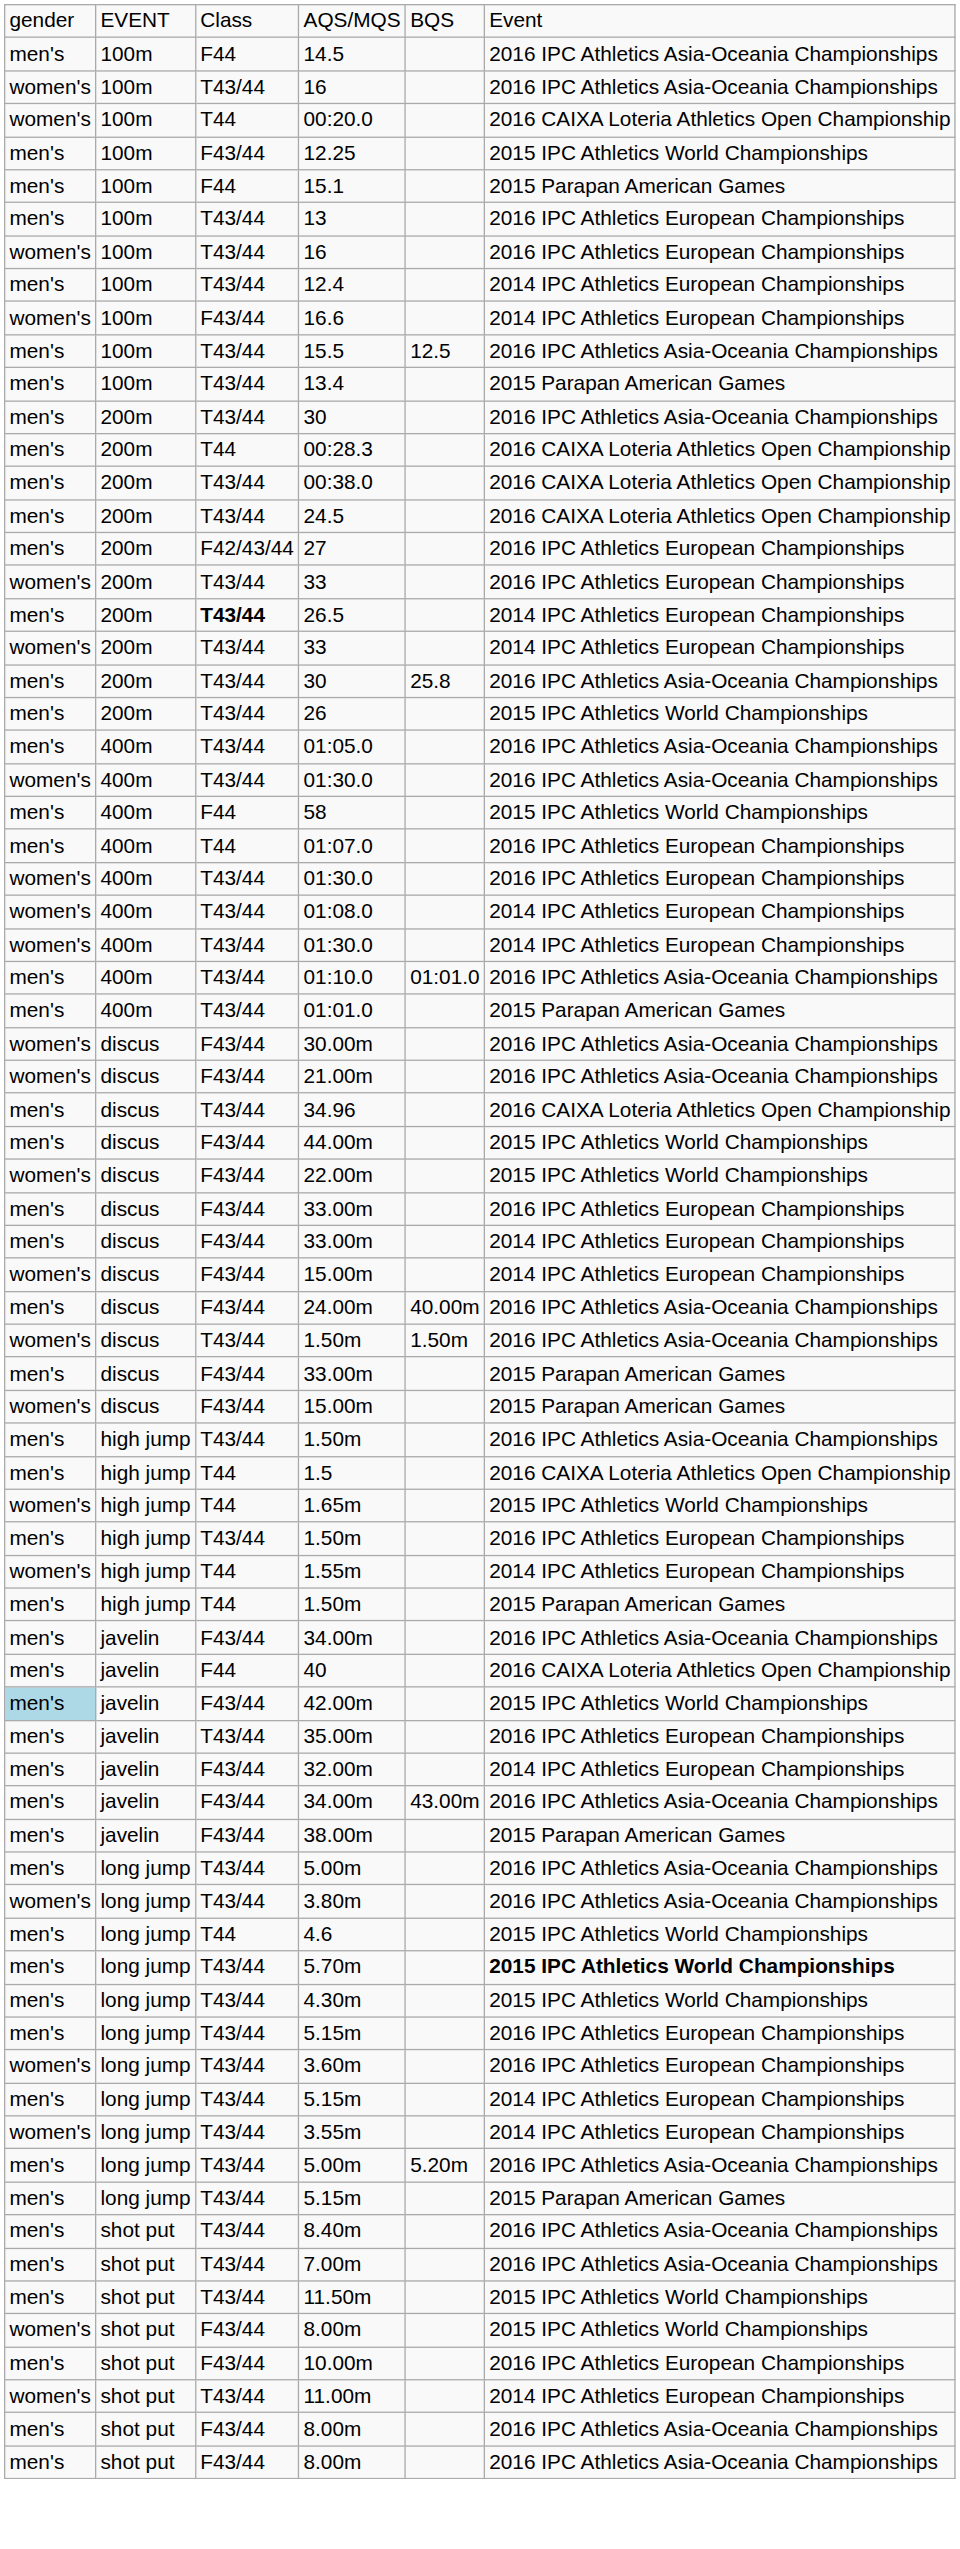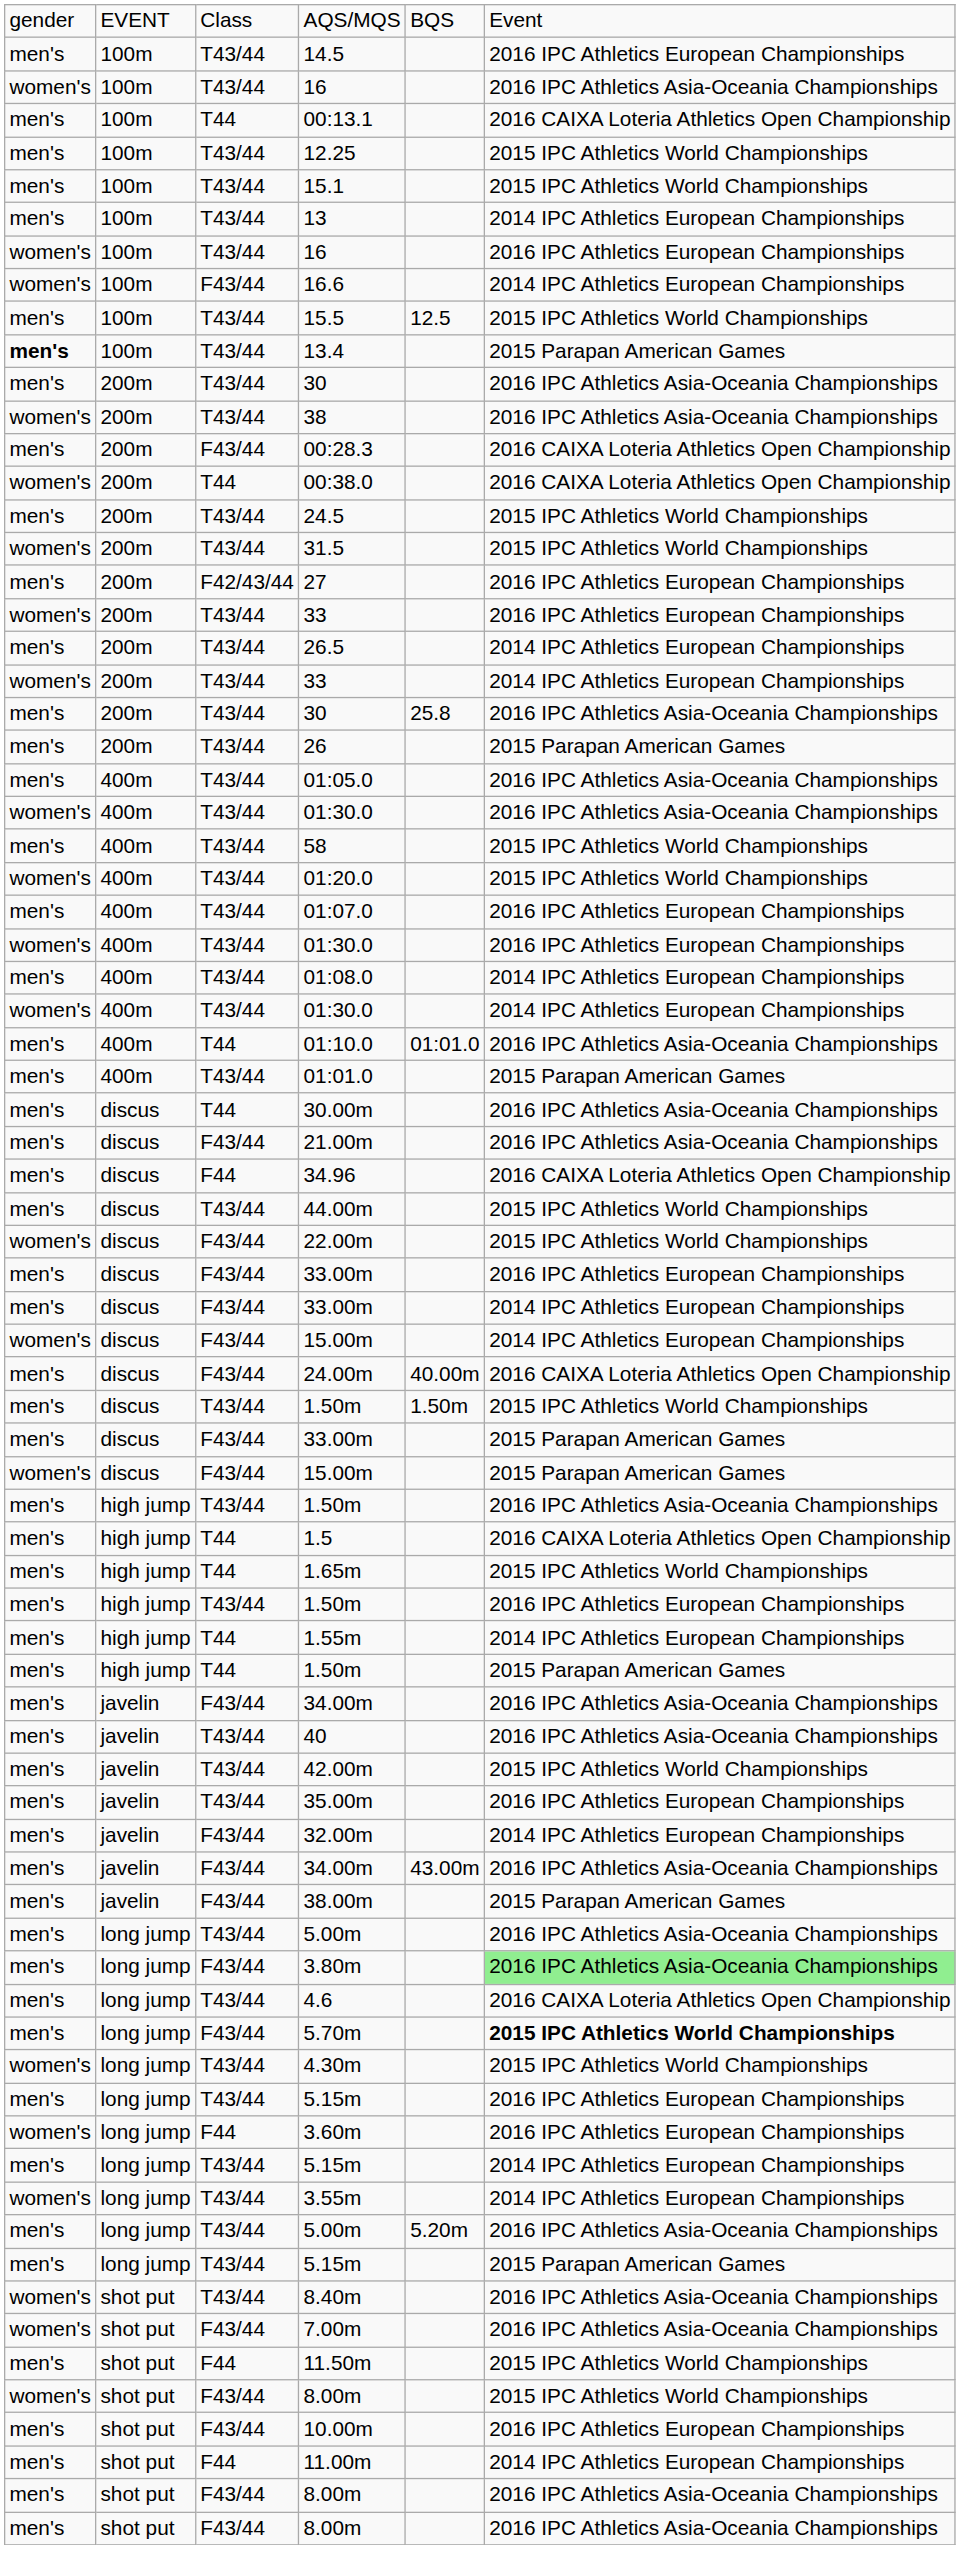(218, 53) F44 -> (233, 53) T43/44
(713, 53) 2016 IPC Athletics Asia-Oceania Championships -> (697, 53) 2016 IPC Athletics European Championships
+ row: (126, 119)
- row: (126, 119)
(233, 152) F43/44 -> (233, 152) T43/44
(218, 185) F44 -> (233, 185) T43/44
(637, 185) 2015 Parapan American Games -> (679, 185) 2015 IPC Athletics World Championships
(697, 218) 2016 IPC Athletics European Championships -> (697, 218) 2014 IPC Athletics European Championships
- row: (126, 284)
(713, 350) 2016 IPC Athletics Asia-Oceania Championships -> (679, 317) 2015 IPC Athletics World Championships
(37, 383) normal -> (39, 350) bold
+ row: (126, 416)
(218, 449) T44 -> (233, 449) F43/44
(37, 482) men's -> (50, 482) women's
(233, 482) T43/44 -> (218, 482) T44
(720, 515) 2016 CAIXA Loteria Athletics Open Championship -> (679, 515) 2015 IPC Athletics World Championships
+ row: (126, 548)
(233, 614) bold -> (233, 647) normal
(679, 713) 2015 IPC Athletics World Championships -> (637, 746) 2015 Parapan American Games
(218, 812) F44 -> (233, 845) T43/44
+ row: (126, 878)
(218, 845) T44 -> (233, 911) T43/44
(50, 911) women's -> (37, 977) men's
(233, 977) T43/44 -> (218, 1043) T44
(50, 1043) women's -> (37, 1109) men's
(233, 1043) F43/44 -> (218, 1109) T44
(50, 1076) women's -> (37, 1142) men's
(233, 1109) T43/44 -> (218, 1175) F44
(233, 1142) F43/44 -> (233, 1208) T43/44
(713, 1307) 2016 IPC Athletics Asia-Oceania Championships -> (720, 1373) 2016 CAIXA Loteria Athletics Open Championship
(50, 1340) women's -> (37, 1406) men's
(713, 1340) 2016 IPC Athletics Asia-Oceania Championships -> (679, 1406) 2015 IPC Athletics World Championships
(50, 1505) women's -> (37, 1571) men's
(50, 1571) women's -> (37, 1637) men's
(218, 1670) F44 -> (233, 1736) T43/44
(720, 1670) 2016 CAIXA Loteria Athletics Open Championship -> (713, 1736) 2016 IPC Athletics Asia-Oceania Championships
(37, 1703) lightblue background -> (37, 1769) no background
(233, 1703) F43/44 -> (233, 1769) T43/44
(50, 1901) women's -> (37, 1967) men's
(233, 1901) T43/44 -> (233, 1967) F43/44
(713, 1901) no background -> (713, 1967) lightgreen background
(218, 1934) T44 -> (233, 2000) T43/44
(679, 1934) 2015 IPC Athletics World Championships -> (720, 2000) 2016 CAIXA Loteria Athletics Open Championship
(233, 1967) T43/44 -> (233, 2033) F43/44
(37, 2000) men's -> (50, 2066) women's
(233, 2066) T43/44 -> (218, 2132) F44
(37, 2231) men's -> (50, 2297) women's
(37, 2264) men's -> (50, 2330) women's
(233, 2264) T43/44 -> (233, 2330) F43/44
(233, 2297) T43/44 -> (218, 2363) F44
(50, 2396) women's -> (37, 2462) men's
(233, 2396) T43/44 -> (218, 2462) F44
